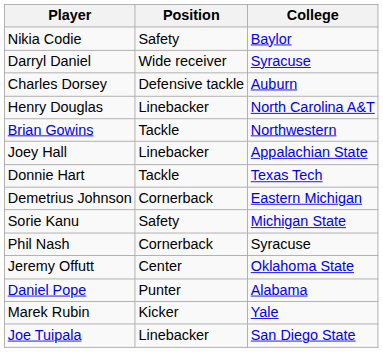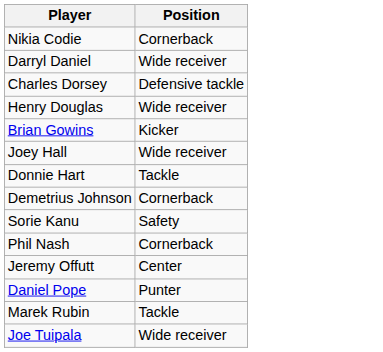- column: (313, 15)
(159, 38) Safety -> (176, 38) Cornerback
(174, 107) Linebacker -> (182, 107) Wide receiver
(159, 130) Tackle -> (158, 130) Kicker
(174, 152) Linebacker -> (182, 152) Wide receiver
(158, 312) Kicker -> (159, 312) Tackle
(174, 335) Linebacker -> (182, 335) Wide receiver
